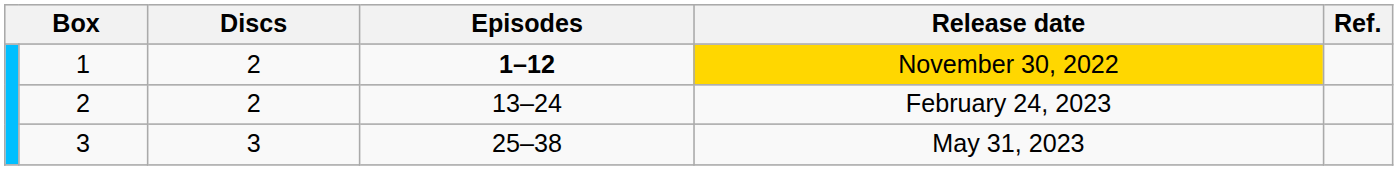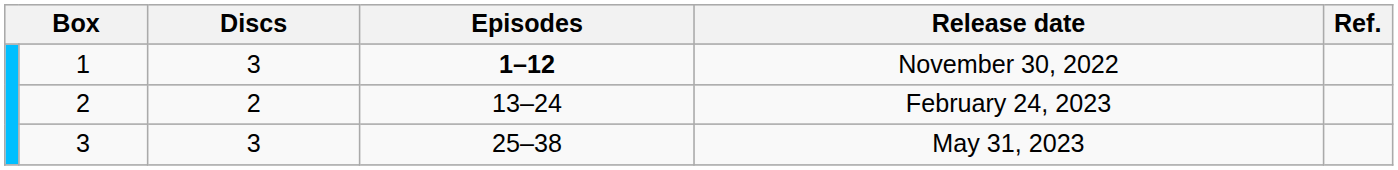(254, 64) 2 -> (254, 64) 3
(1008, 64) gold background -> (1008, 64) no background
